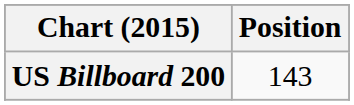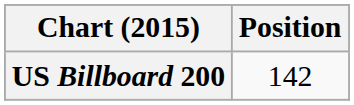(290, 75) 143 -> (290, 75) 142
